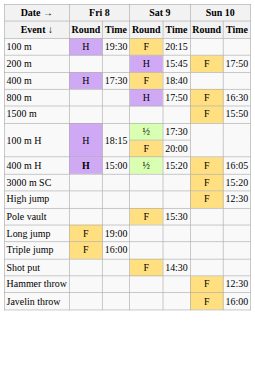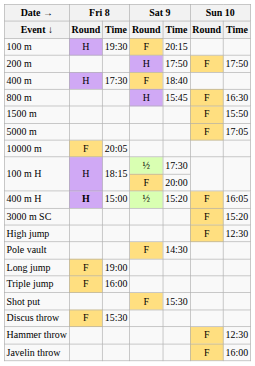(176, 63) 15:45 -> (176, 63) 17:50
(176, 97) 17:50 -> (176, 97) 15:45
+ row: (22, 131)
+ row: (24, 148)
(176, 216) 15:30 -> (176, 250) 14:30
(176, 267) 14:30 -> (176, 301) 15:30
+ row: (33, 318)
